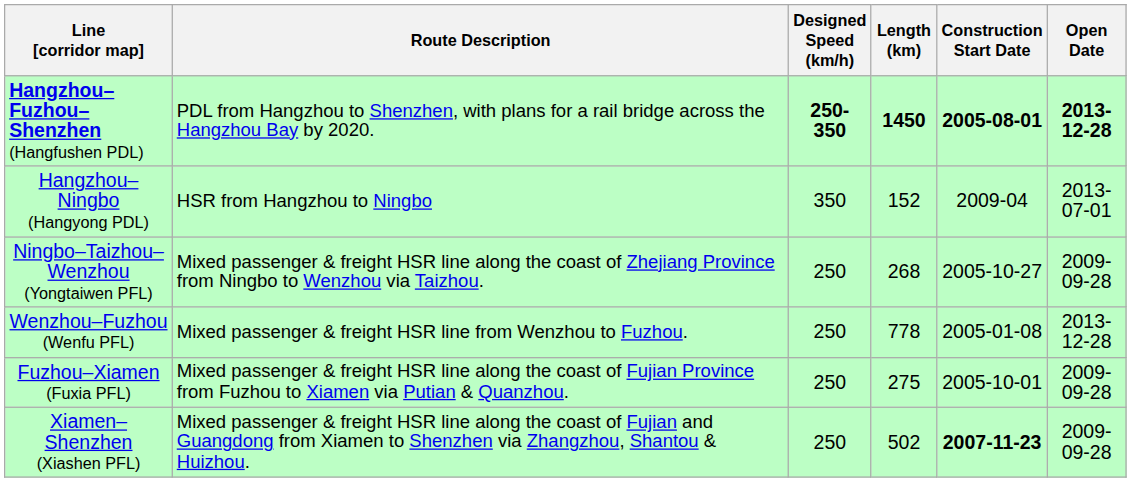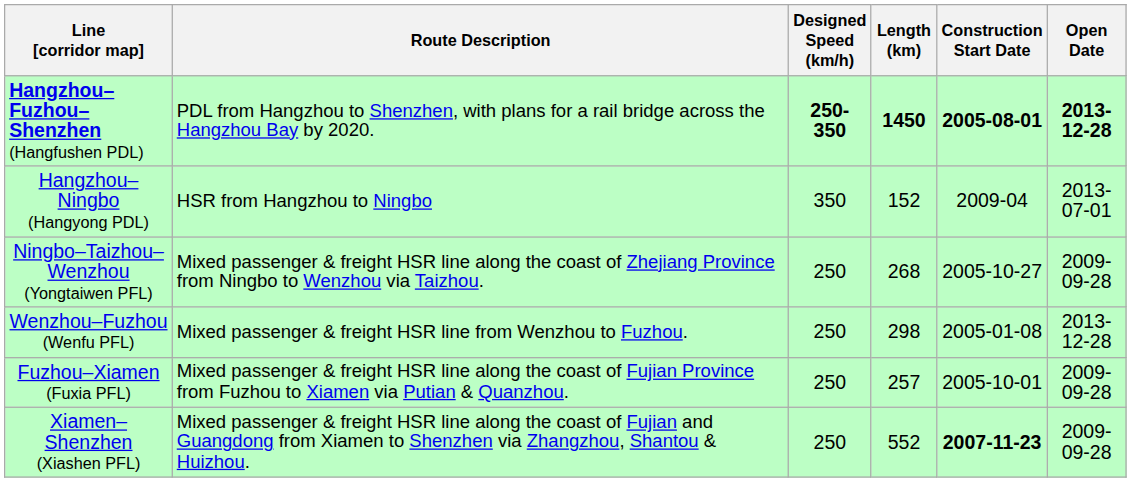(904, 332) 778 -> (904, 332) 298
(904, 382) 275 -> (904, 382) 257
(904, 442) 502 -> (904, 442) 552
